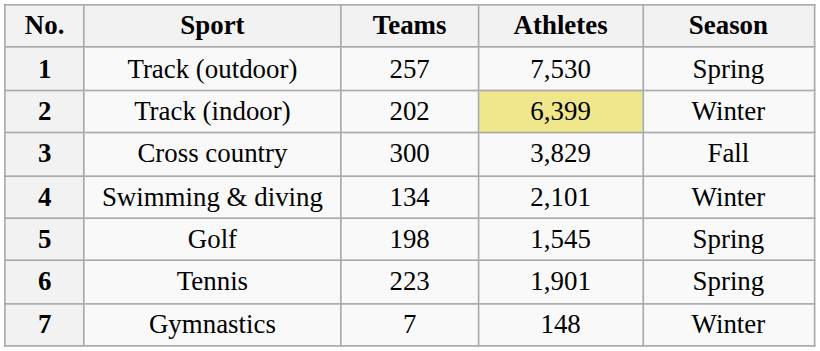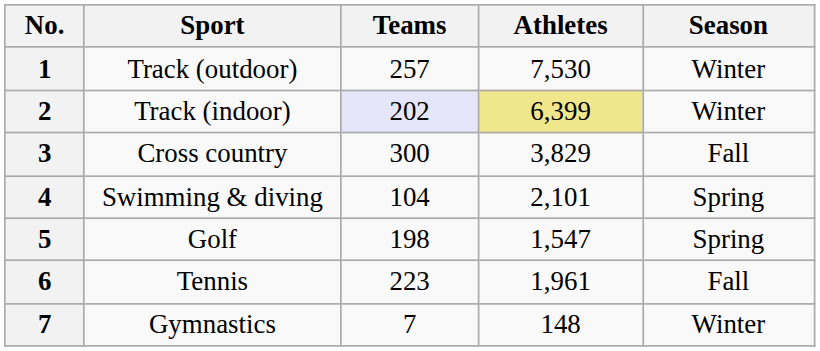(728, 68) Spring -> (728, 68) Winter
(410, 111) no background -> (410, 111) lavender background
(410, 196) 134 -> (410, 196) 104
(728, 196) Winter -> (728, 196) Spring
(561, 238) 1,545 -> (561, 238) 1,547
(561, 281) 1,901 -> (561, 281) 1,961
(728, 281) Spring -> (728, 281) Fall
